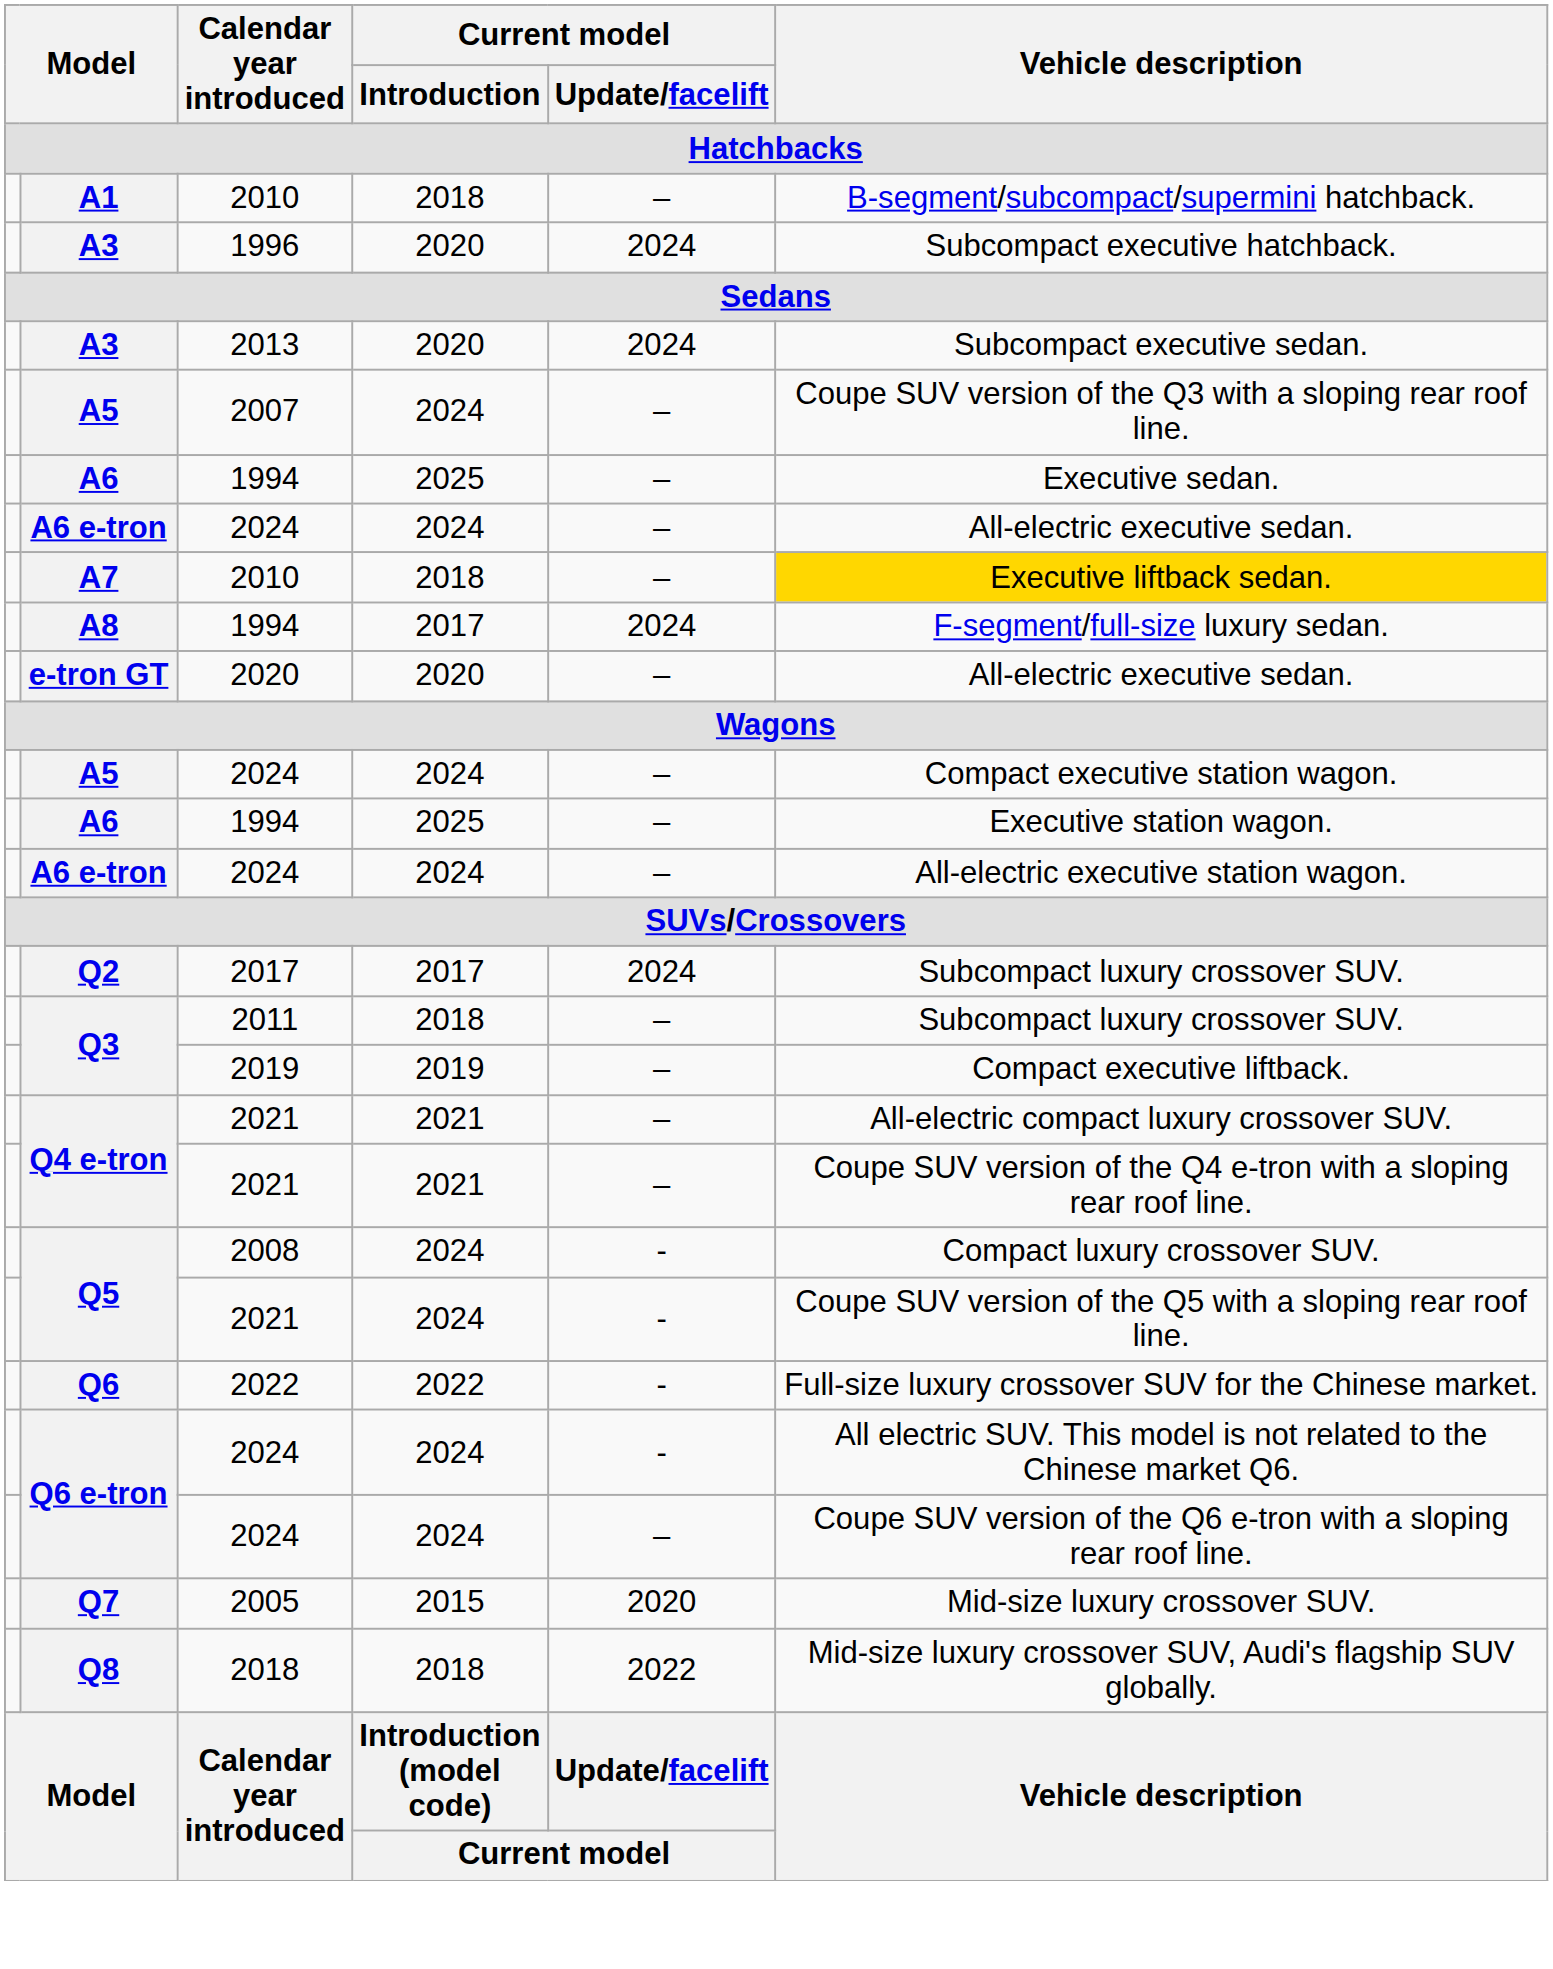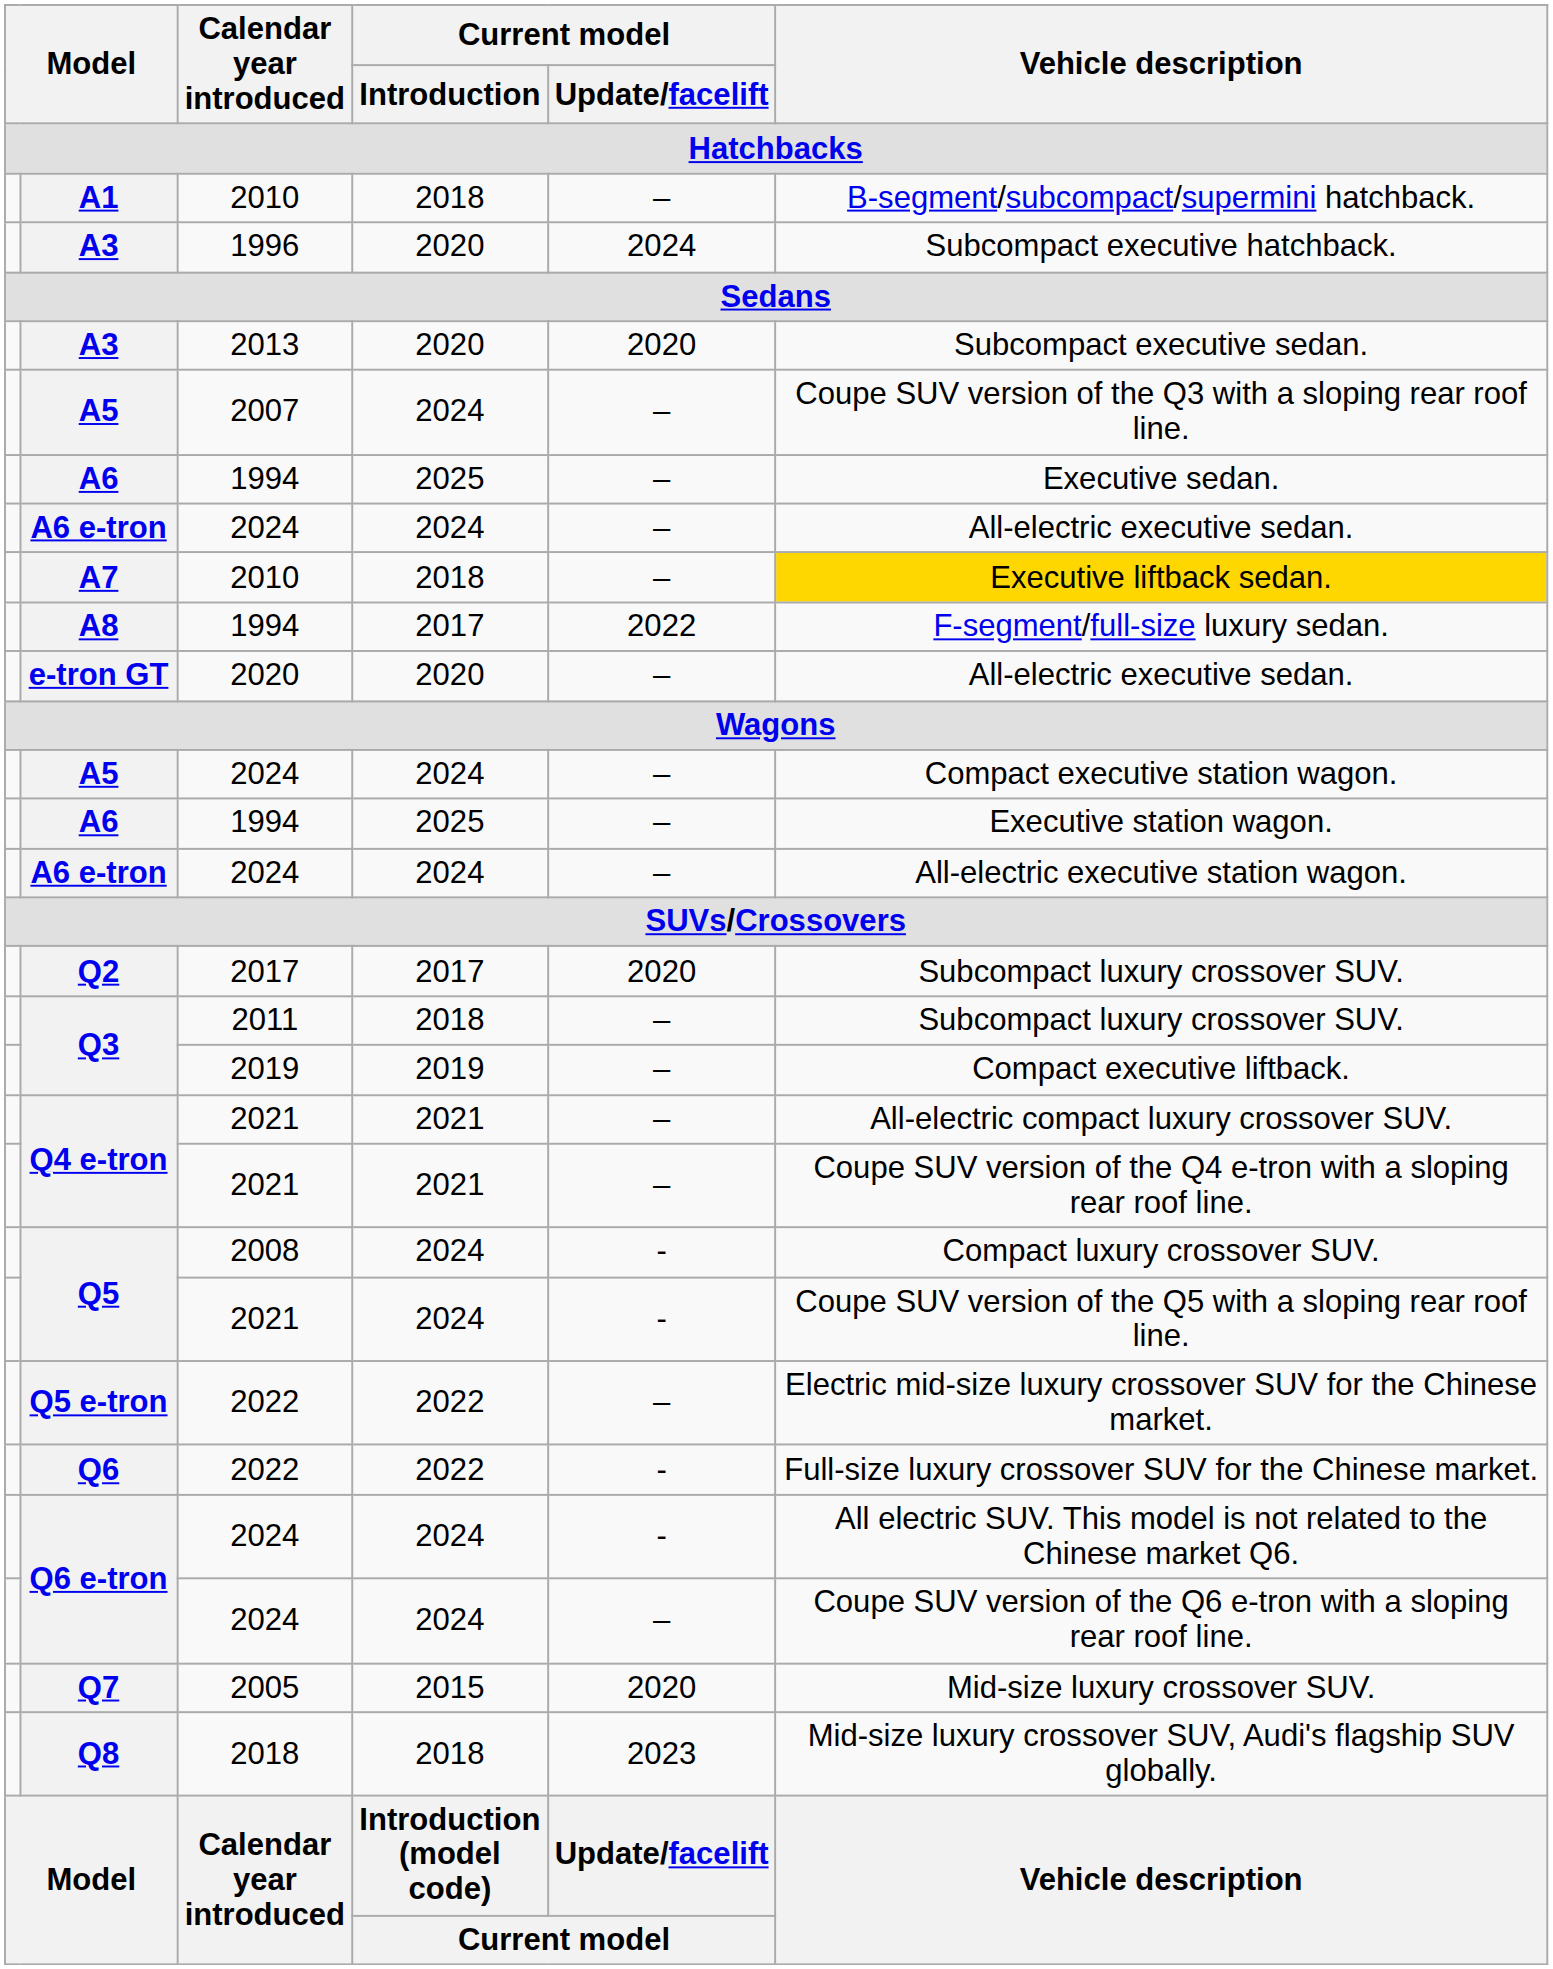(662, 345) 2024 -> (662, 345) 2020
(662, 626) 2024 -> (662, 626) 2022
(662, 970) 2024 -> (662, 970) 2020
+ row: (99, 1402)
(662, 1669) 2022 -> (662, 1753) 2023
